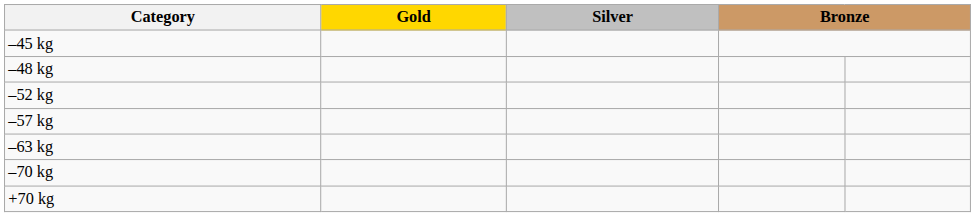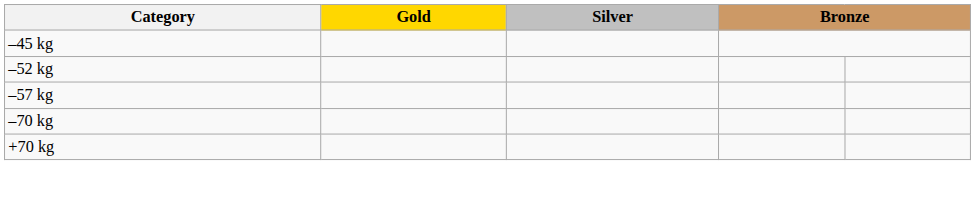- row: (31, 69)
- row: (31, 146)
